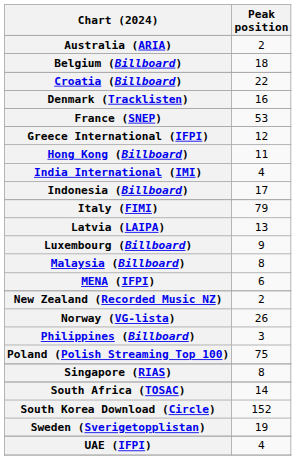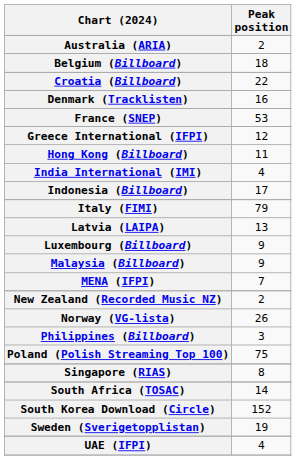(261, 263) 8 -> (261, 263) 9
(261, 282) 6 -> (261, 282) 7
